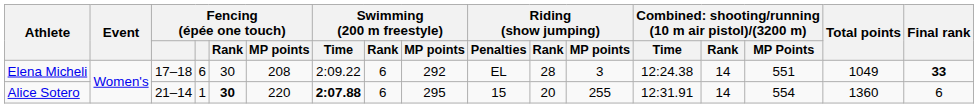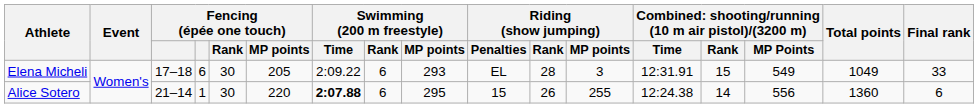(279, 71) 208 -> (279, 71) 205
(435, 71) 292 -> (435, 71) 293
(667, 71) 12:24.38 -> (667, 71) 12:31.91
(723, 71) 14 -> (723, 71) 15
(784, 71) 551 -> (784, 71) 549
(939, 71) bold -> (939, 71) normal
(228, 93) bold -> (228, 93) normal
(548, 93) 20 -> (548, 93) 26
(667, 93) 12:31.91 -> (667, 93) 12:24.38
(784, 93) 554 -> (784, 93) 556
